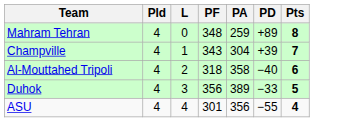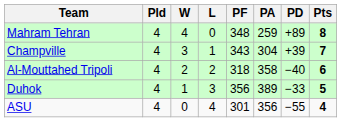+ column: (185, 13)
